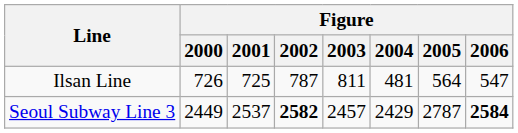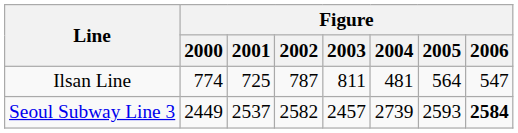(208, 81) 726 -> (208, 81) 774
(299, 111) bold -> (299, 111) normal
(394, 111) 2429 -> (394, 111) 2739
(442, 111) 2787 -> (442, 111) 2593
